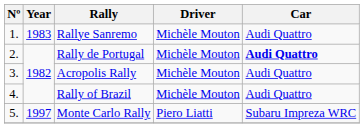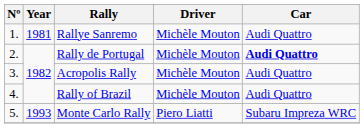(39, 34) 1983 -> (39, 34) 1981
(39, 113) 1997 -> (39, 113) 1993
